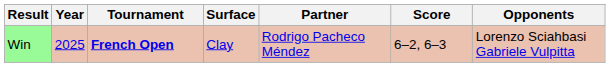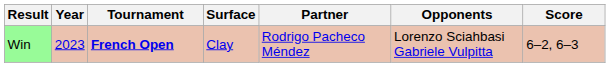columns swapped: (539, 15) <-> (432, 15)
(70, 44) 2025 -> (70, 44) 2023
